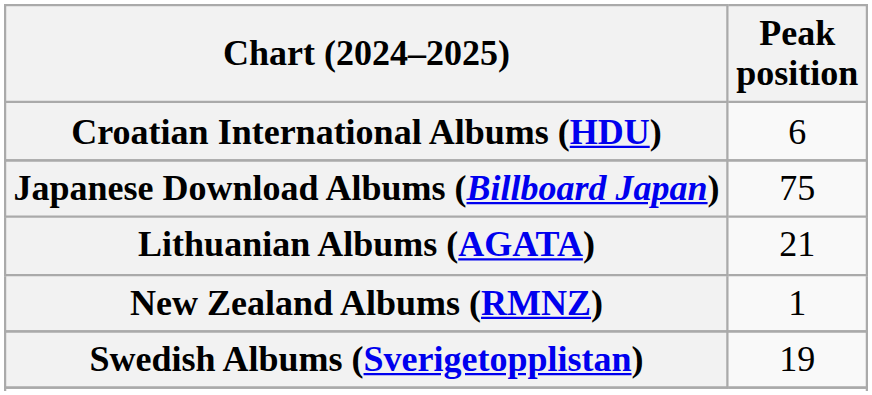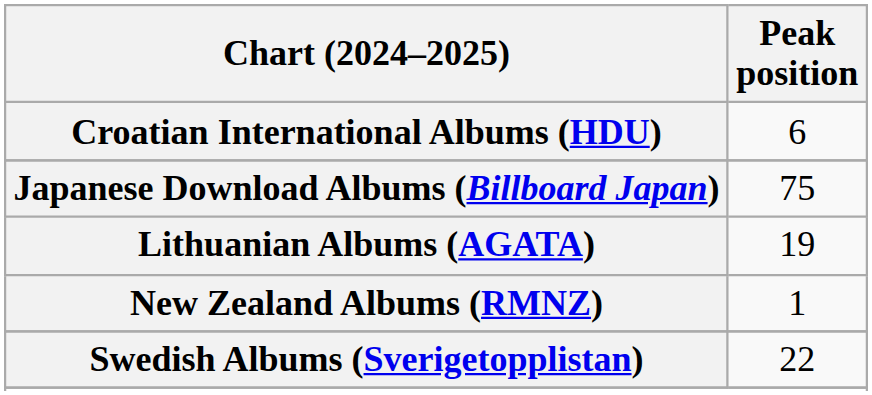(797, 244) 21 -> (797, 244) 19
(797, 359) 19 -> (797, 359) 22
